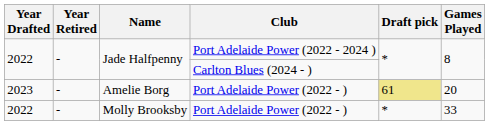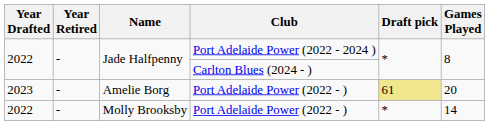(450, 110) 33 -> (450, 110) 14
